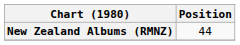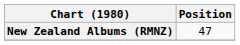(205, 31) 44 -> (205, 31) 47
